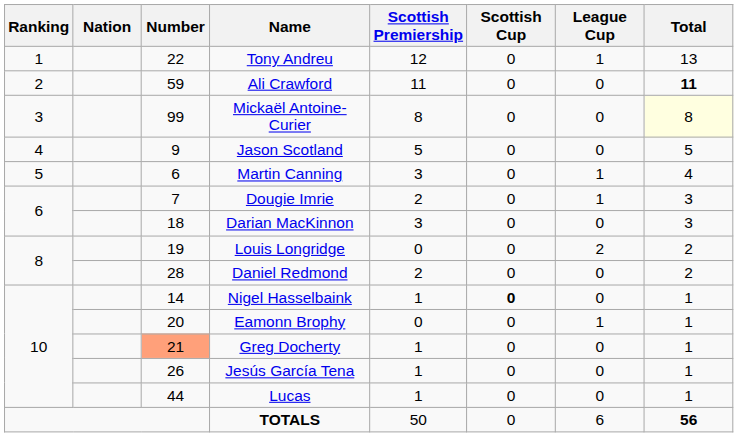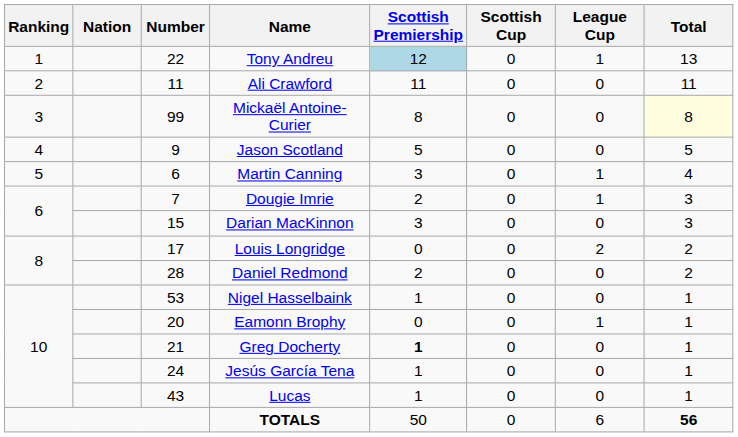(418, 59) no background -> (418, 59) lightblue background
(176, 83) 59 -> (176, 83) 11
(689, 83) bold -> (689, 83) normal
(176, 223) 18 -> (176, 223) 15
(176, 248) 19 -> (176, 248) 17
(176, 297) 14 -> (176, 297) 53
(511, 297) bold -> (511, 297) normal
(176, 346) lightsalmon background -> (176, 346) no background
(418, 346) normal -> (418, 346) bold
(176, 371) 26 -> (176, 371) 24
(176, 395) 44 -> (176, 395) 43
